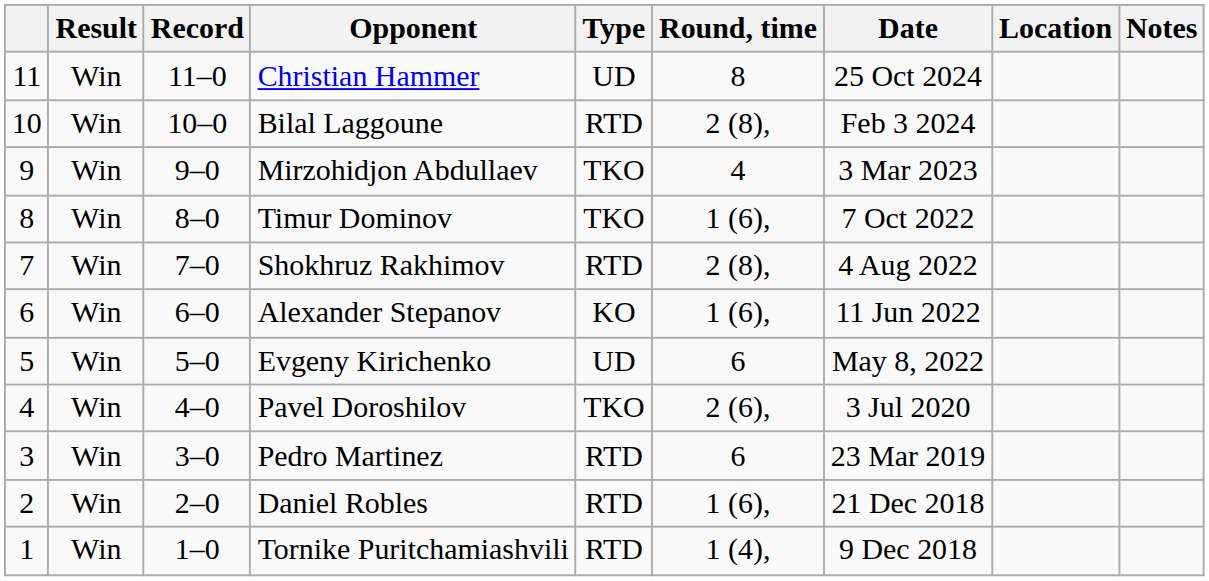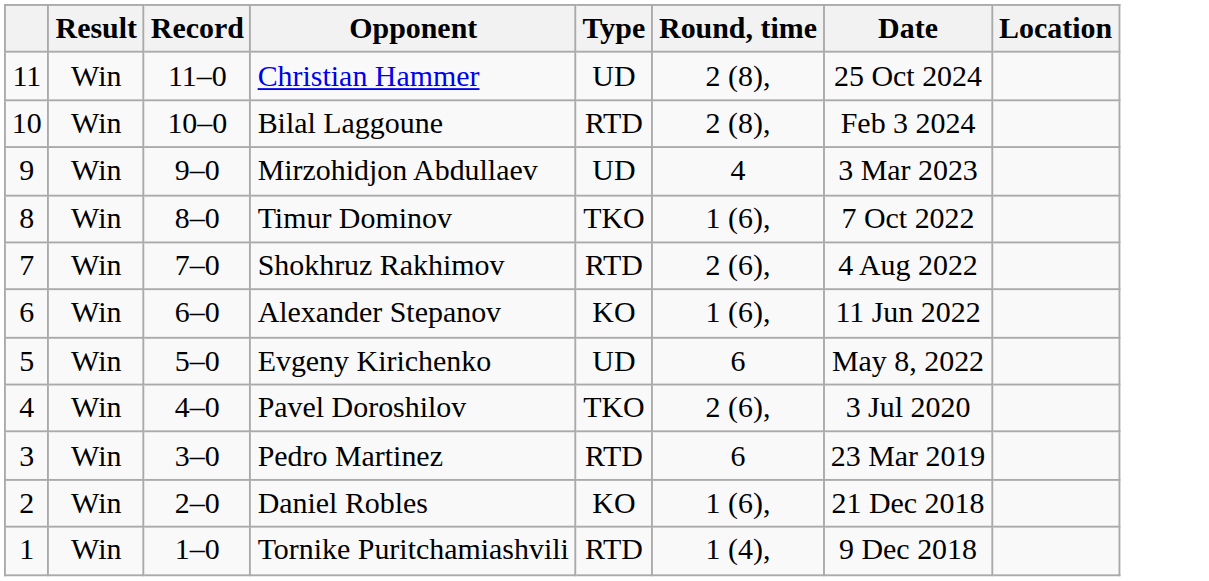- column: (1162, 28)
(738, 75) 8 -> (738, 75) 2 (8),
(614, 170) TKO -> (614, 170) UD
(738, 265) 2 (8), -> (738, 265) 2 (6),
(614, 502) RTD -> (614, 502) KO
